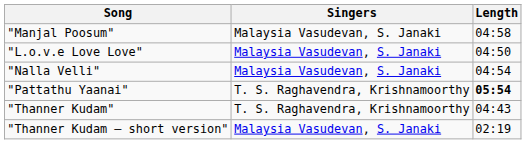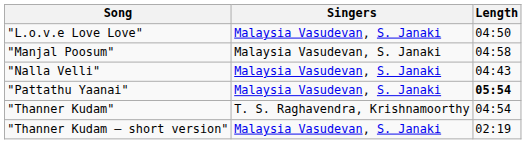rows swapped: (75, 53) <-> (61, 34)
(493, 72) 04:54 -> (493, 72) 04:43
(352, 91) T. S. Raghavendra, Krishnamoorthy -> (338, 91) Malaysia Vasudevan, S. Janaki
(493, 110) 04:43 -> (493, 110) 04:54
